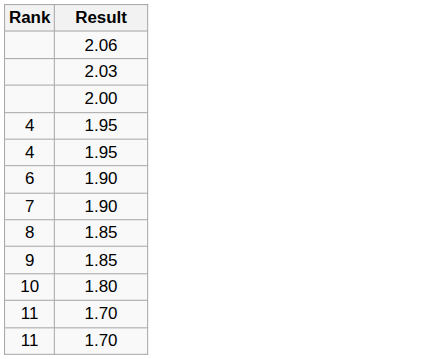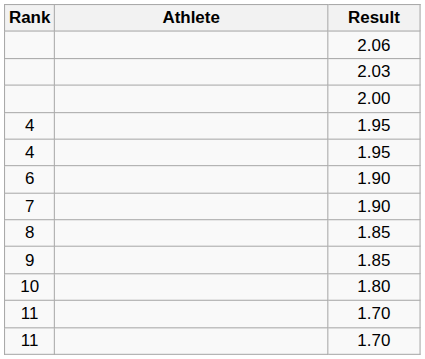+ column: (191, 17)
